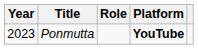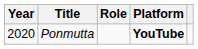(21, 34) 2023 -> (21, 34) 2020
